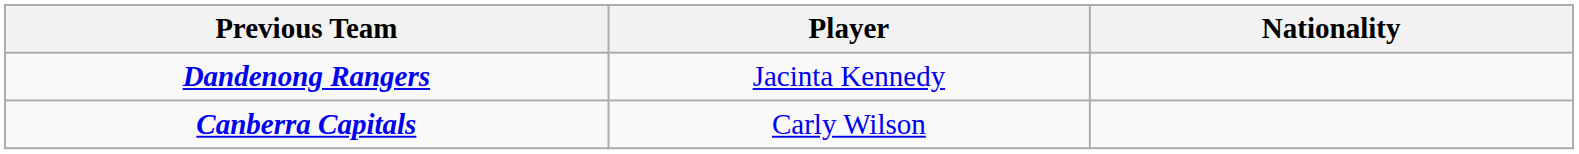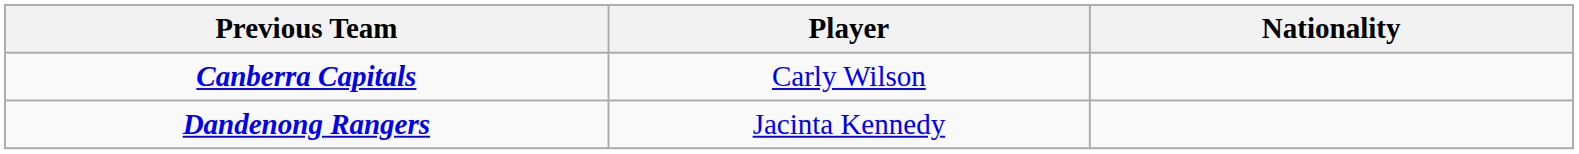rows swapped: (306, 124) <-> (306, 76)
